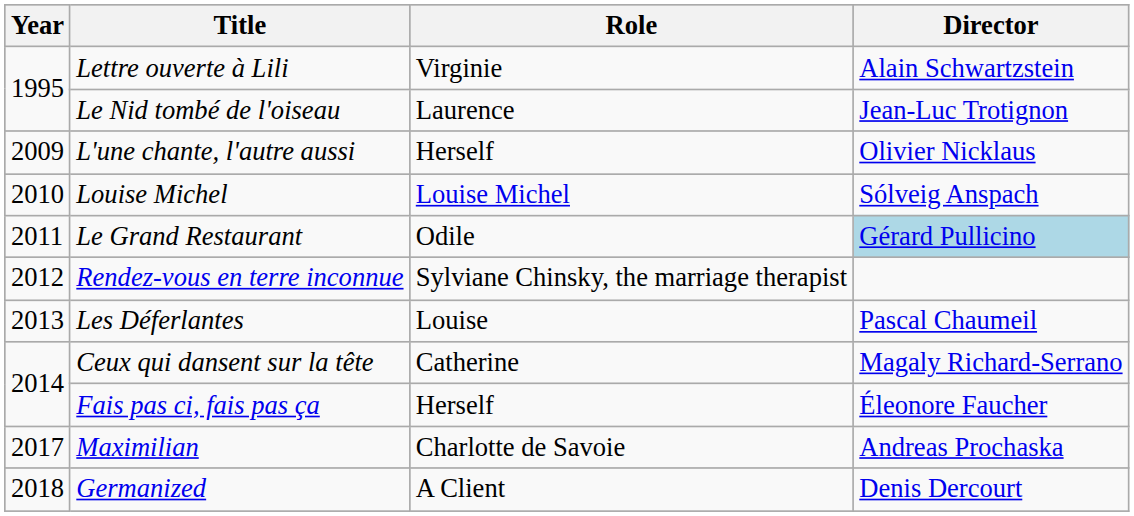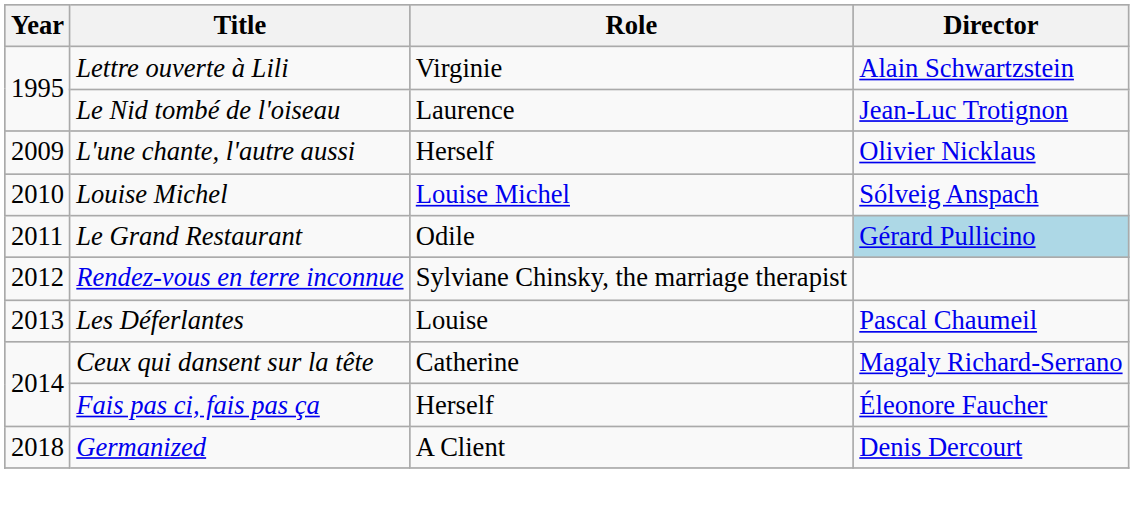- row: (138, 446)
